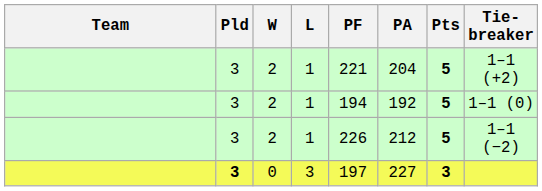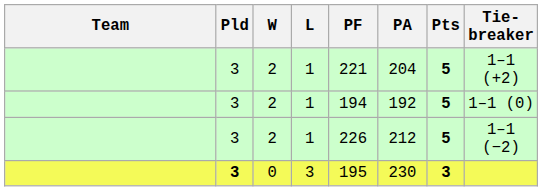(353, 173) 197 -> (353, 173) 195
(402, 173) 227 -> (402, 173) 230
